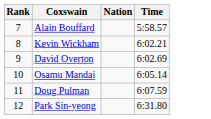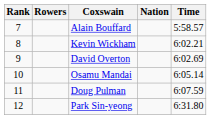+ column: (50, 12)
